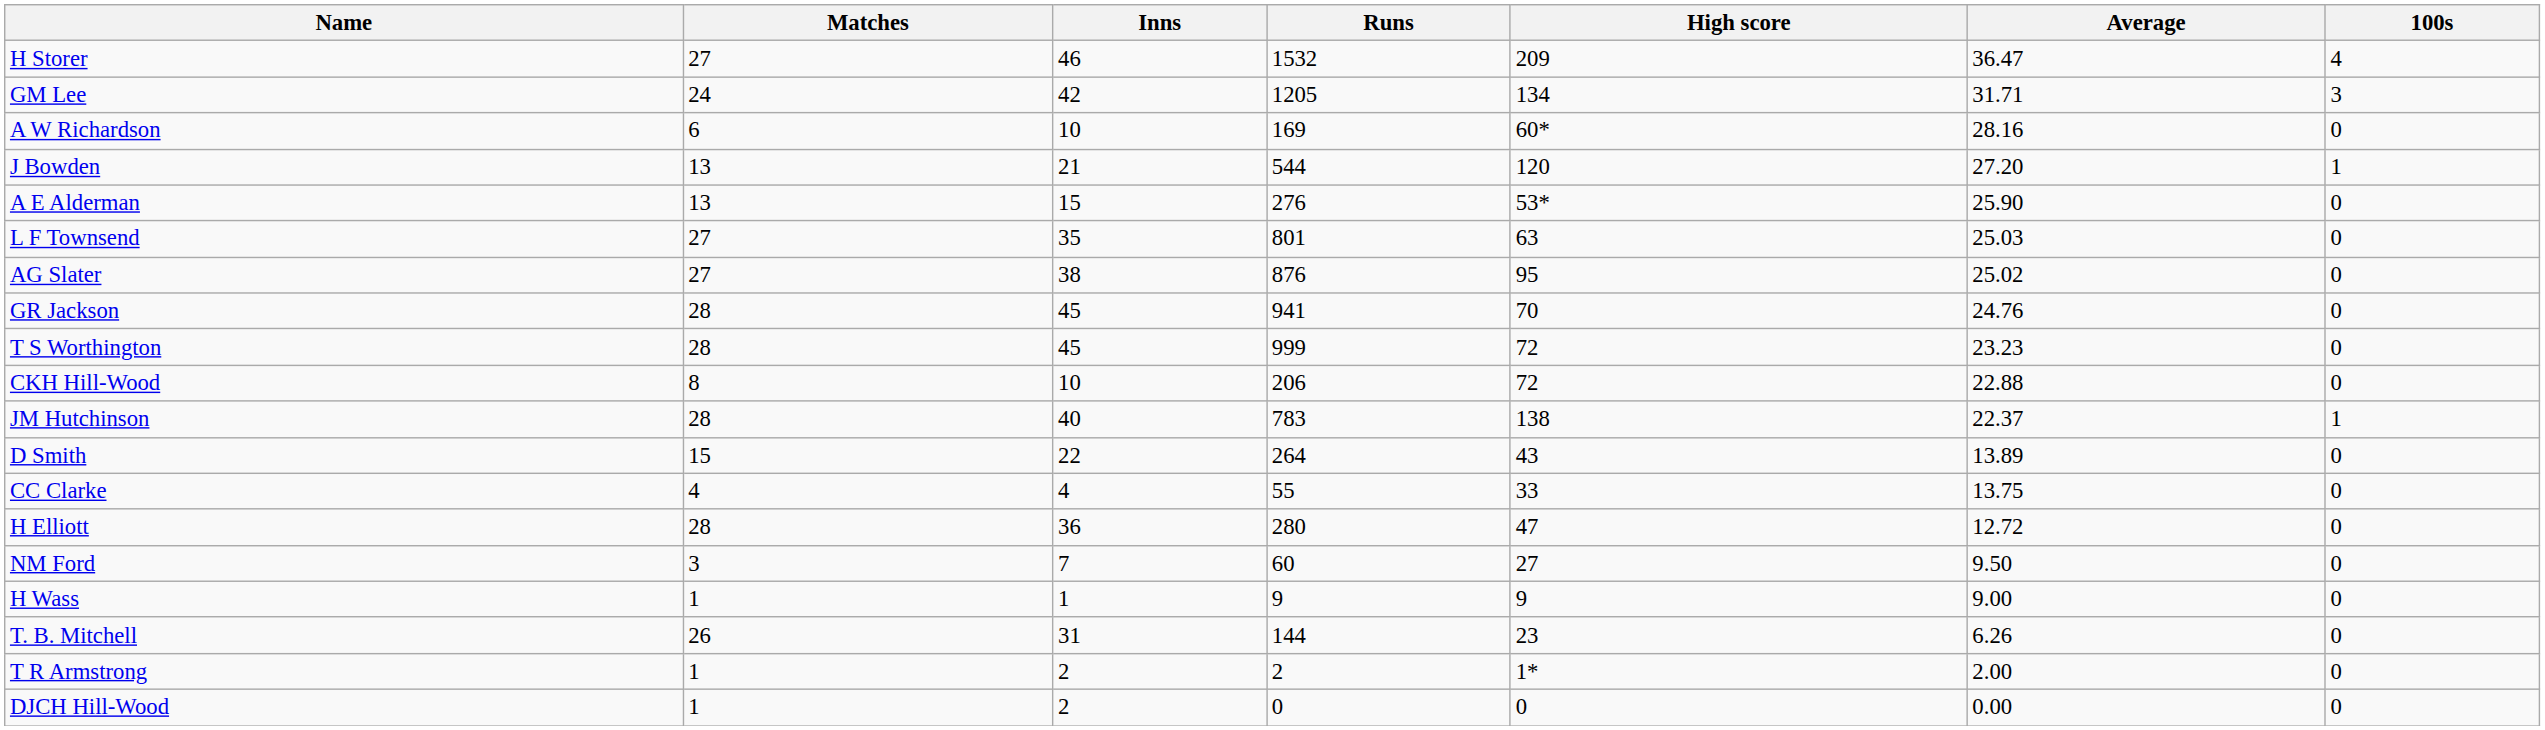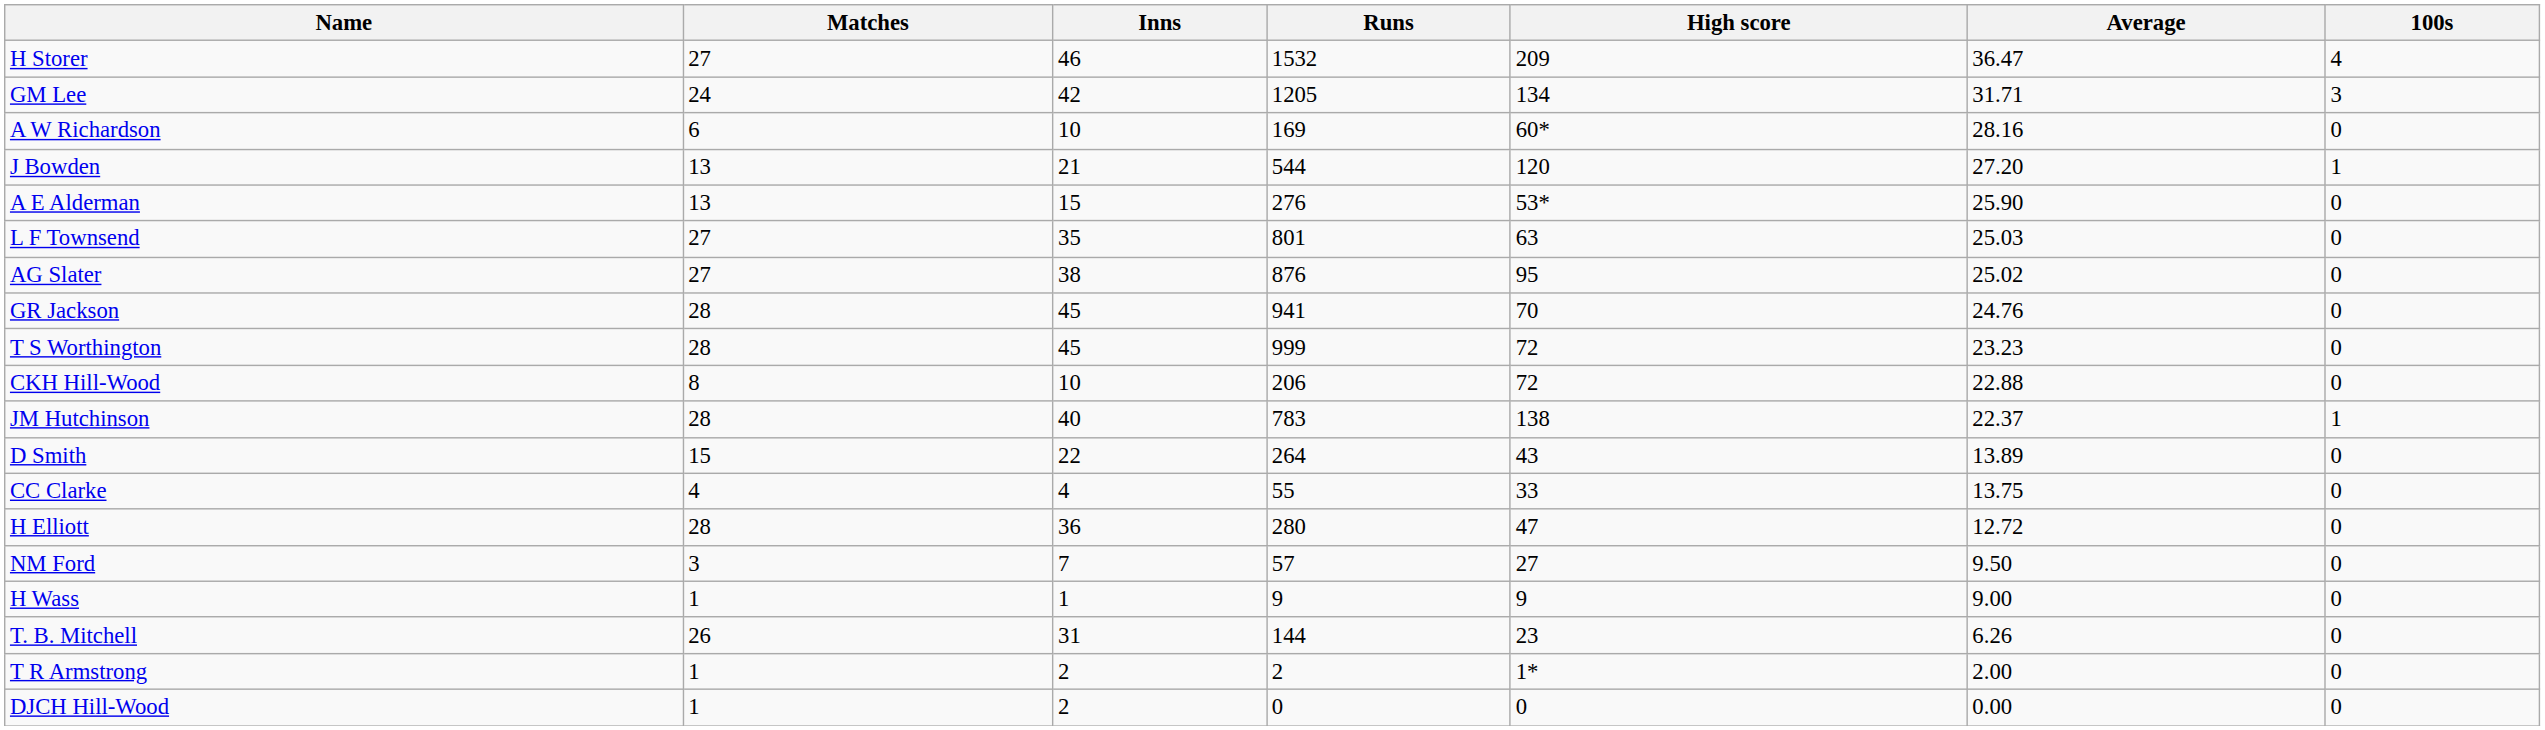(1283, 563) 60 -> (1283, 563) 57
